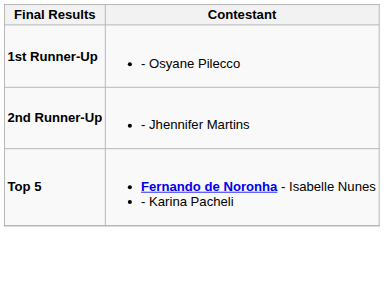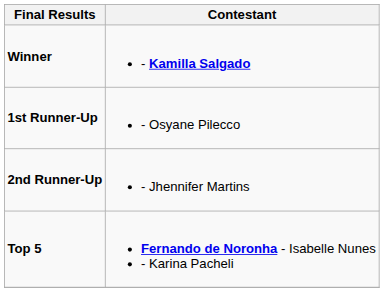+ row: (30, 56)
